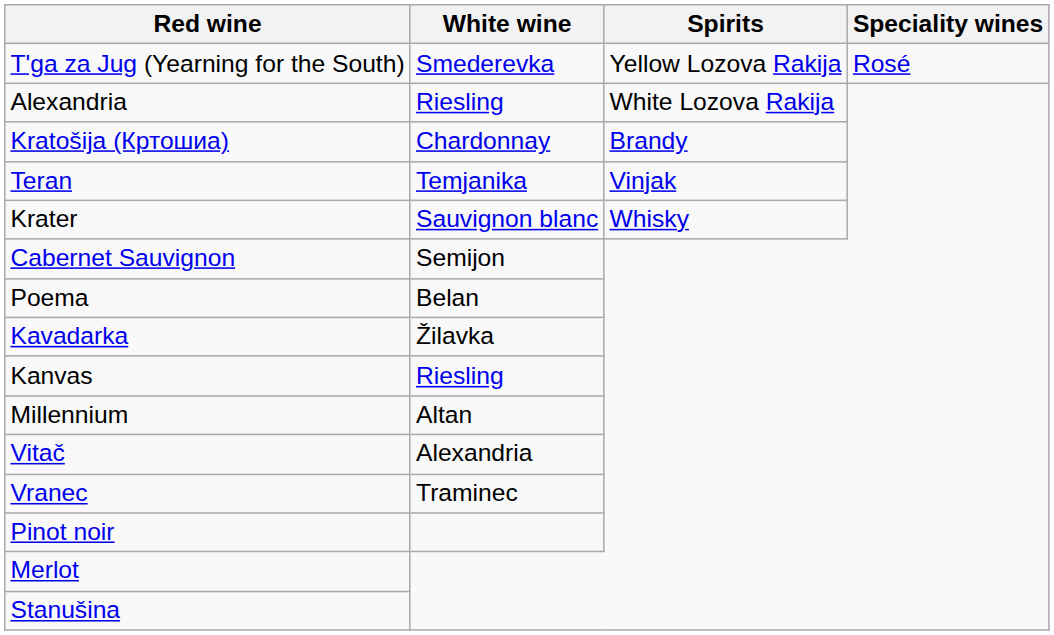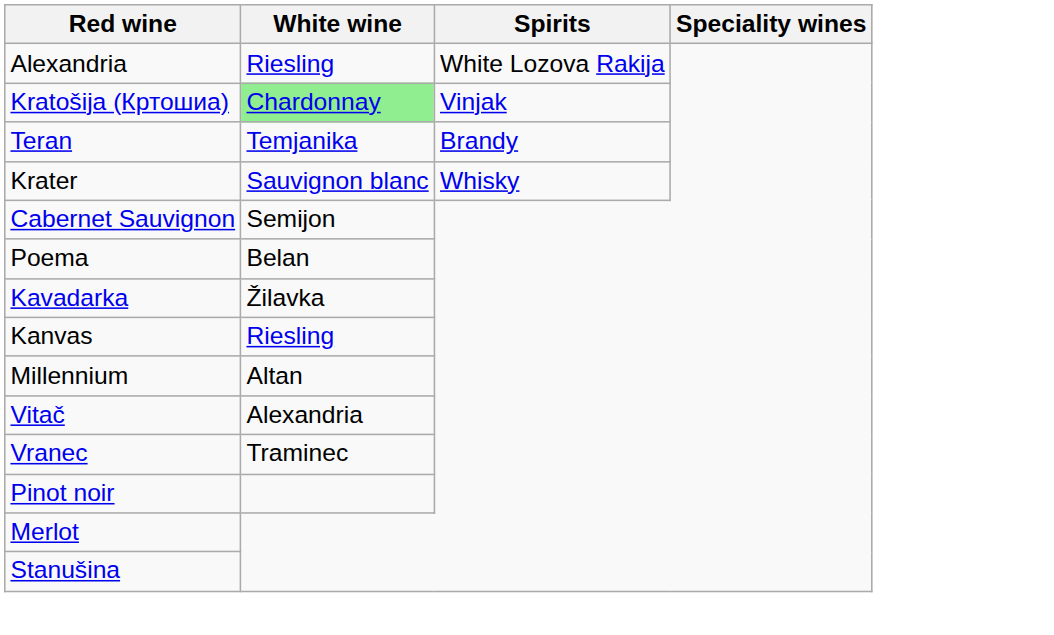- row: (208, 63)
(483, 141) no background -> (314, 102) lightgreen background
(649, 141) Brandy -> (473, 102) Vinjak
(643, 180) Vinjak -> (479, 141) Brandy
